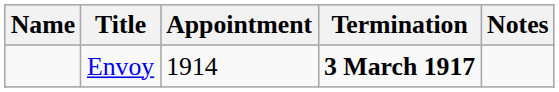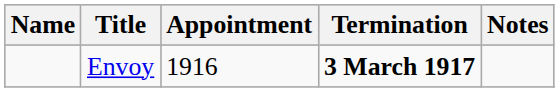(192, 65) 1914 -> (192, 65) 1916
